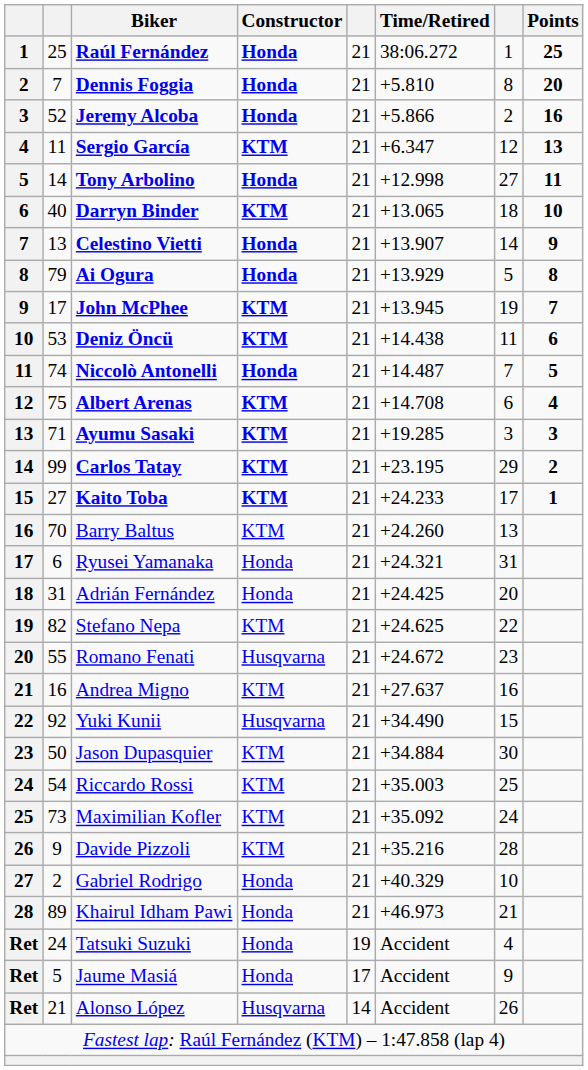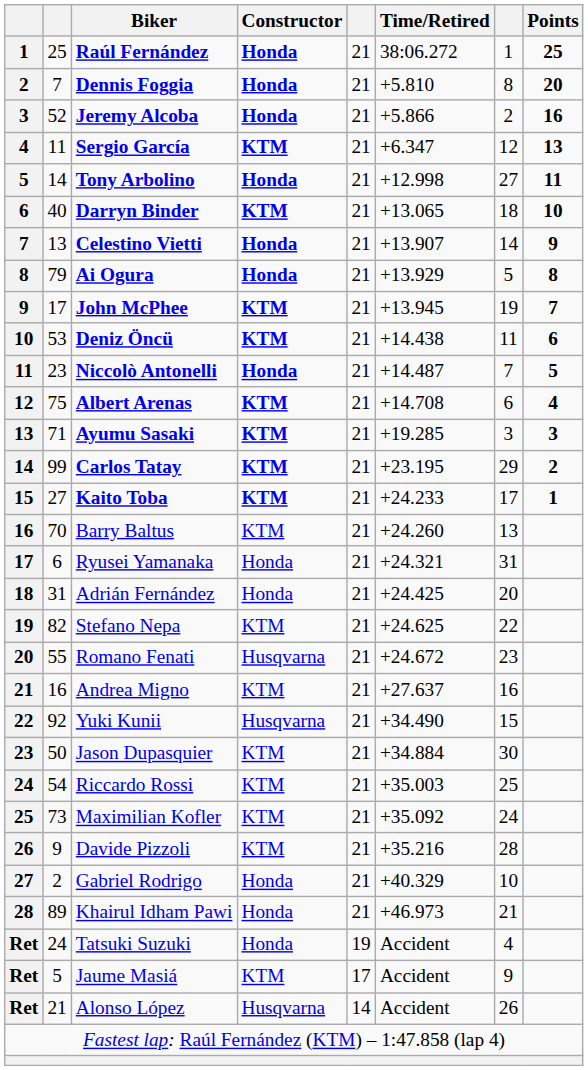(57, 370) 74 -> (57, 370) 23
(267, 975) Honda -> (263, 975) KTM
